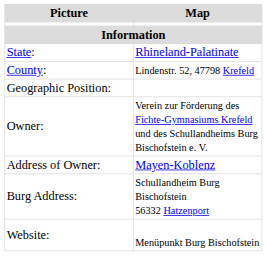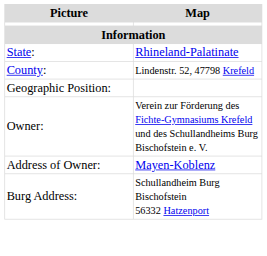- row: (28, 235)
